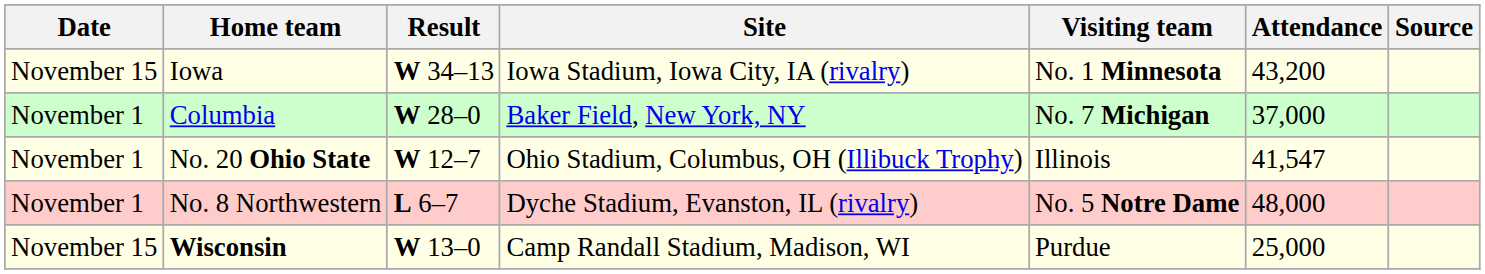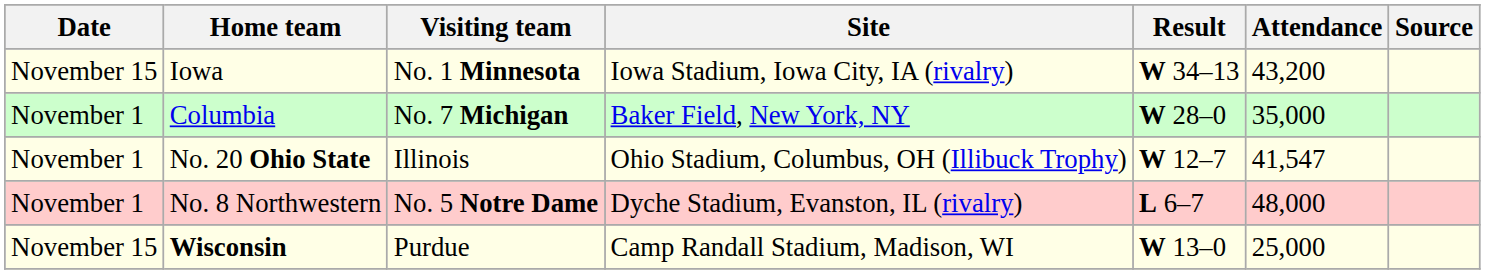columns swapped: (1137, 26) <-> (444, 26)
(1289, 114) 37,000 -> (1289, 114) 35,000
